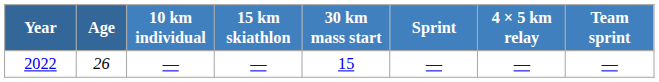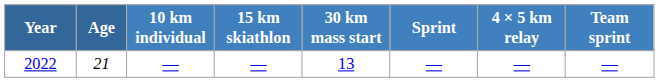(101, 64) 26 -> (101, 64) 21
(346, 64) 15 -> (346, 64) 13
